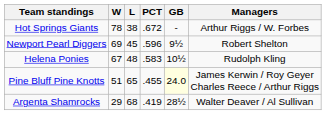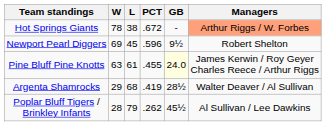(255, 28) no background -> (255, 28) lightsalmon background
- row: (56, 59)
(116, 80) 51 -> (116, 65) 63
(132, 80) 65 -> (132, 65) 61
+ row: (56, 107)
